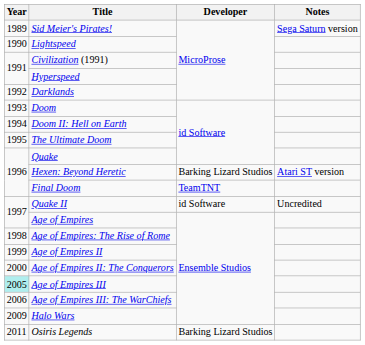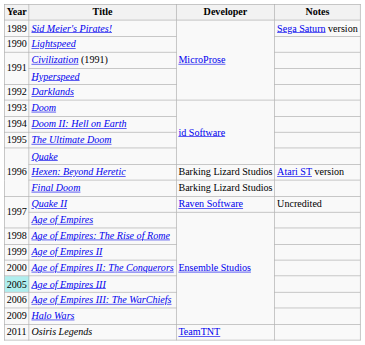(199, 188) TeamTNT -> (225, 188) Barking Lizard Studios
(202, 204) id Software -> (211, 204) Raven Software
(225, 332) Barking Lizard Studios -> (199, 332) TeamTNT
